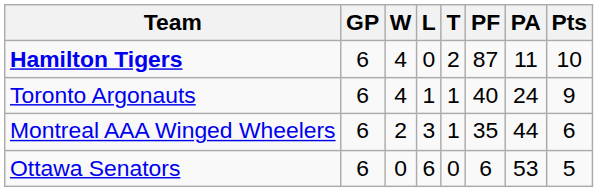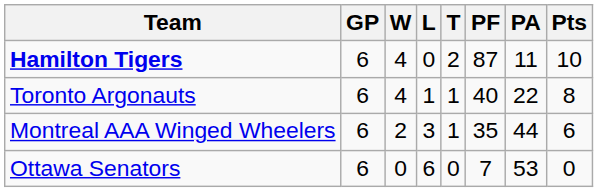(526, 95) 24 -> (526, 95) 22
(569, 95) 9 -> (569, 95) 8
(486, 167) 6 -> (486, 167) 7
(569, 167) 5 -> (569, 167) 0
